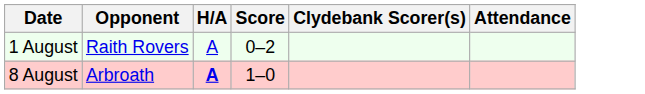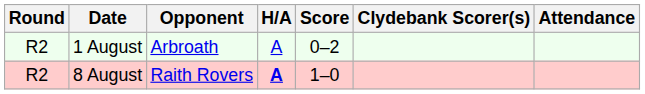+ column: (37, 18)
(137, 46) Raith Rovers -> (184, 46) Arbroath
(120, 74) Arbroath -> (202, 74) Raith Rovers
